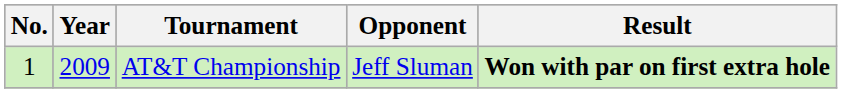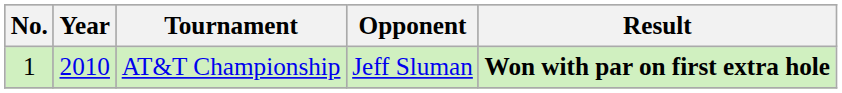(85, 67) 2009 -> (85, 67) 2010
